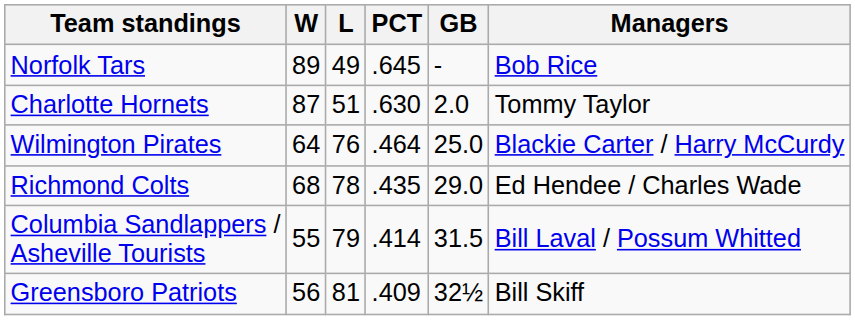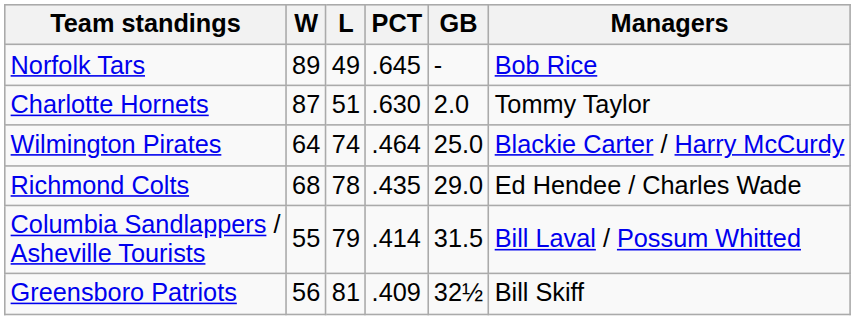(346, 144) 76 -> (346, 144) 74
